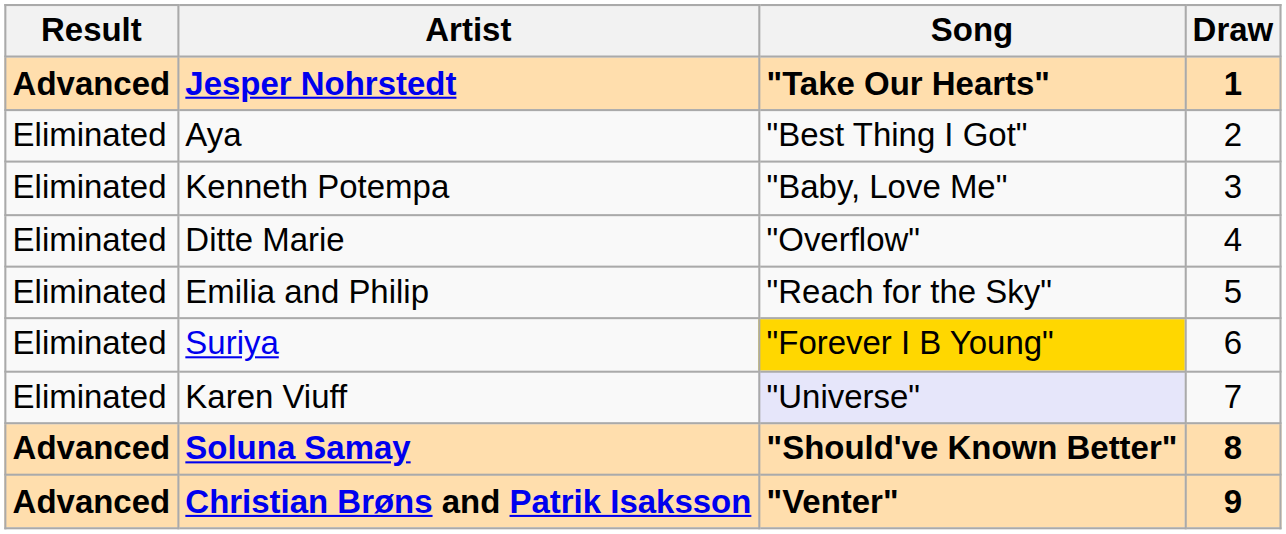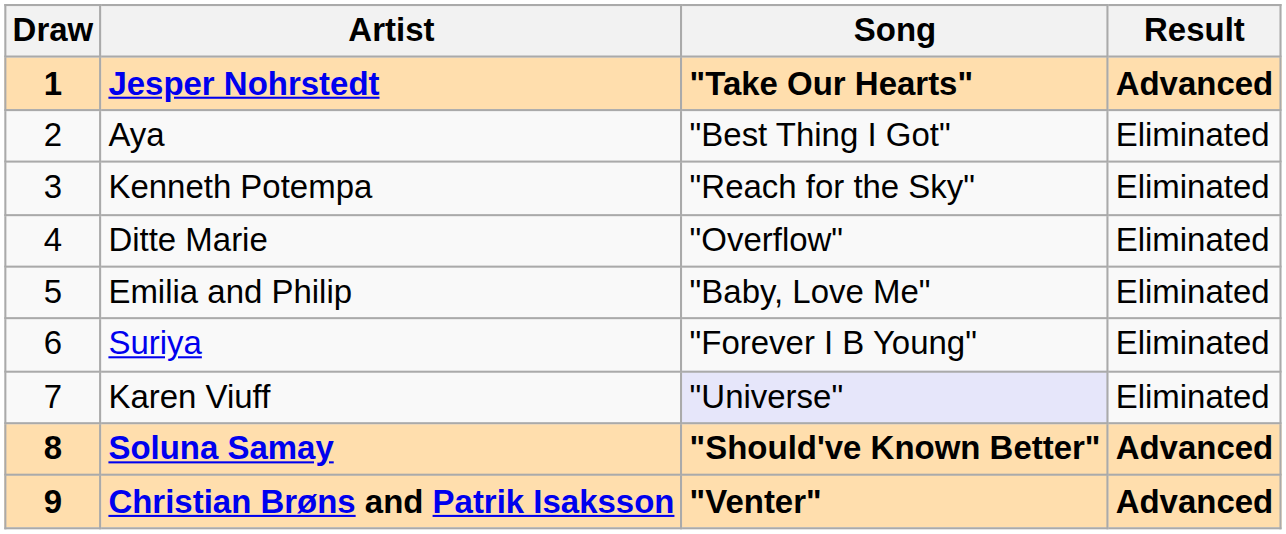columns swapped: (1233, 30) <-> (91, 30)
(887, 187) "Baby, Love Me" -> (832, 187) "Reach for the Sky"
(909, 291) "Reach for the Sky" -> (810, 291) "Baby, Love Me"
(910, 344) gold background -> (833, 344) no background
